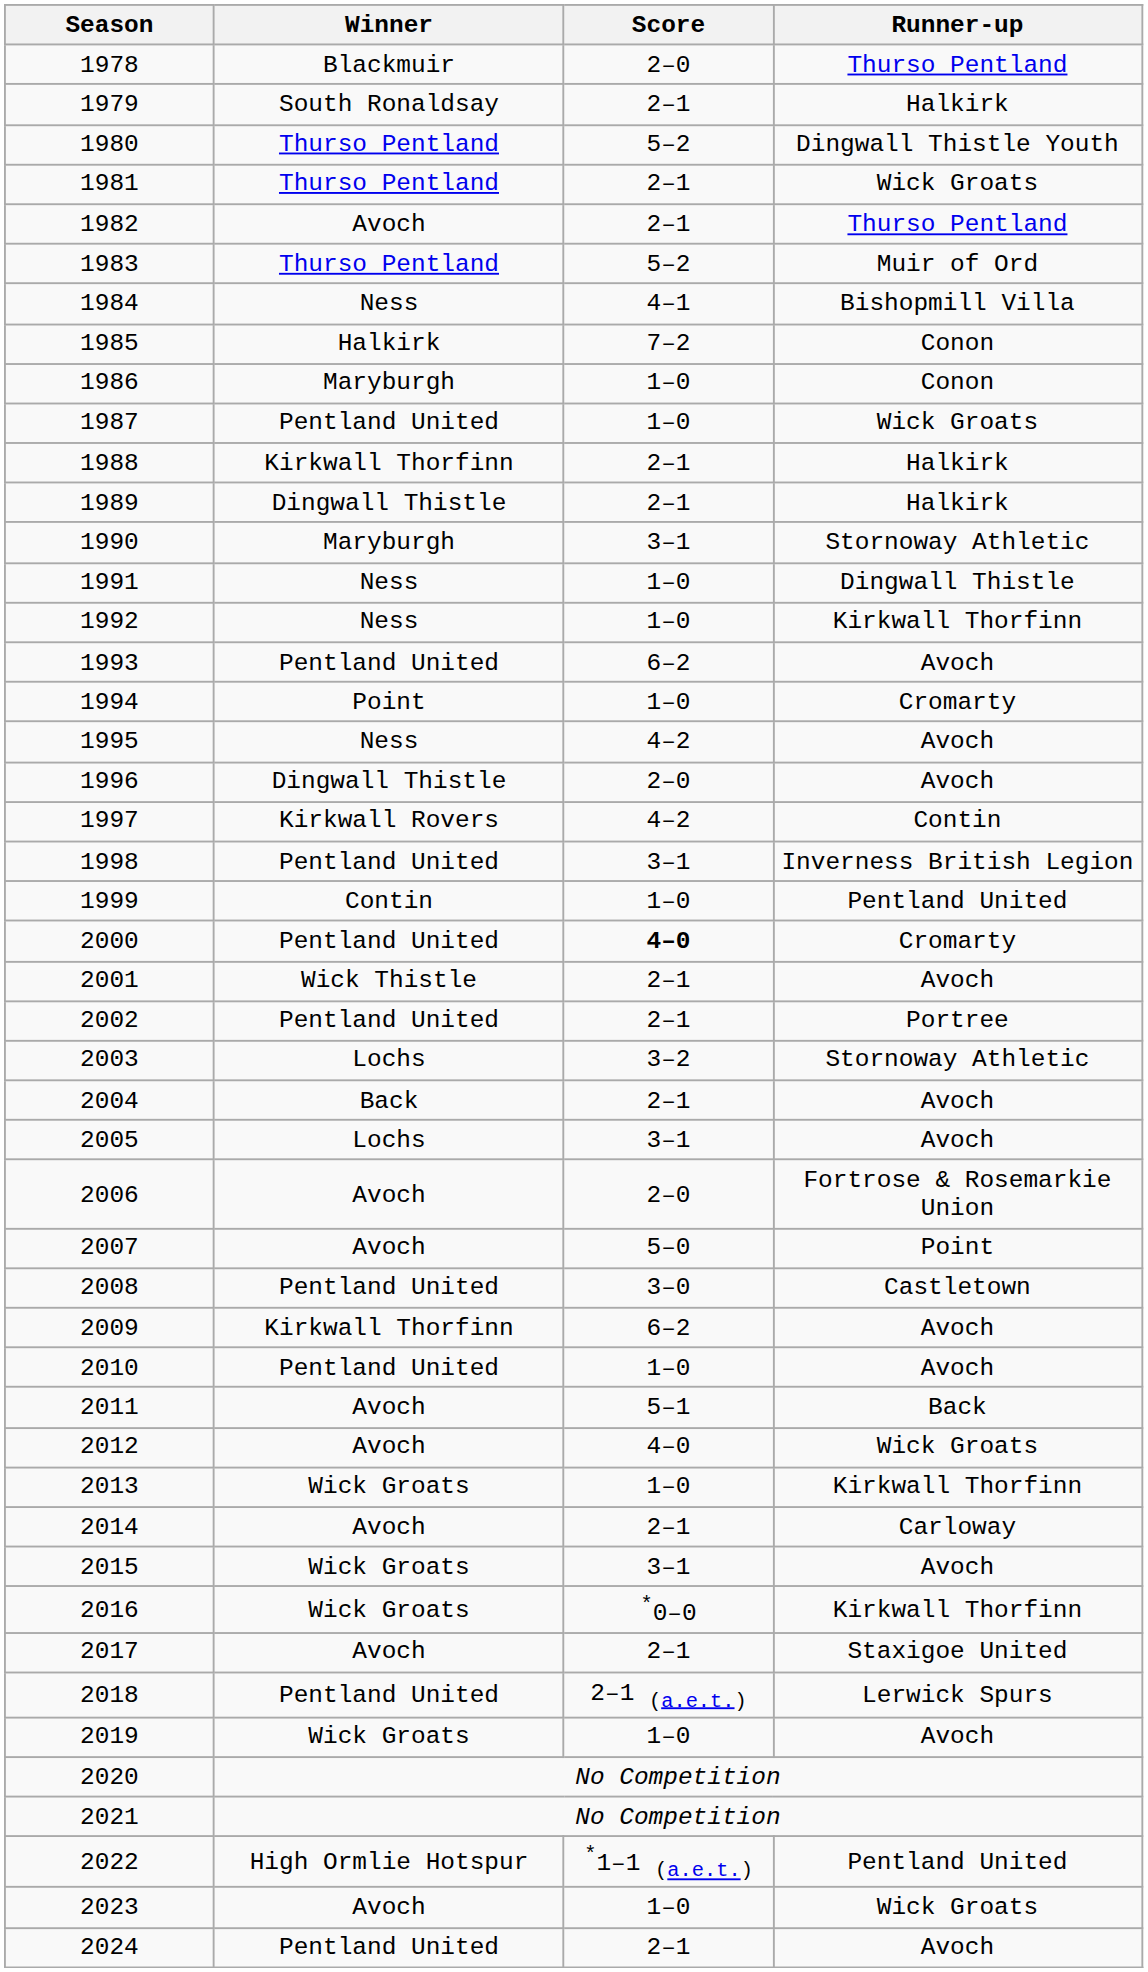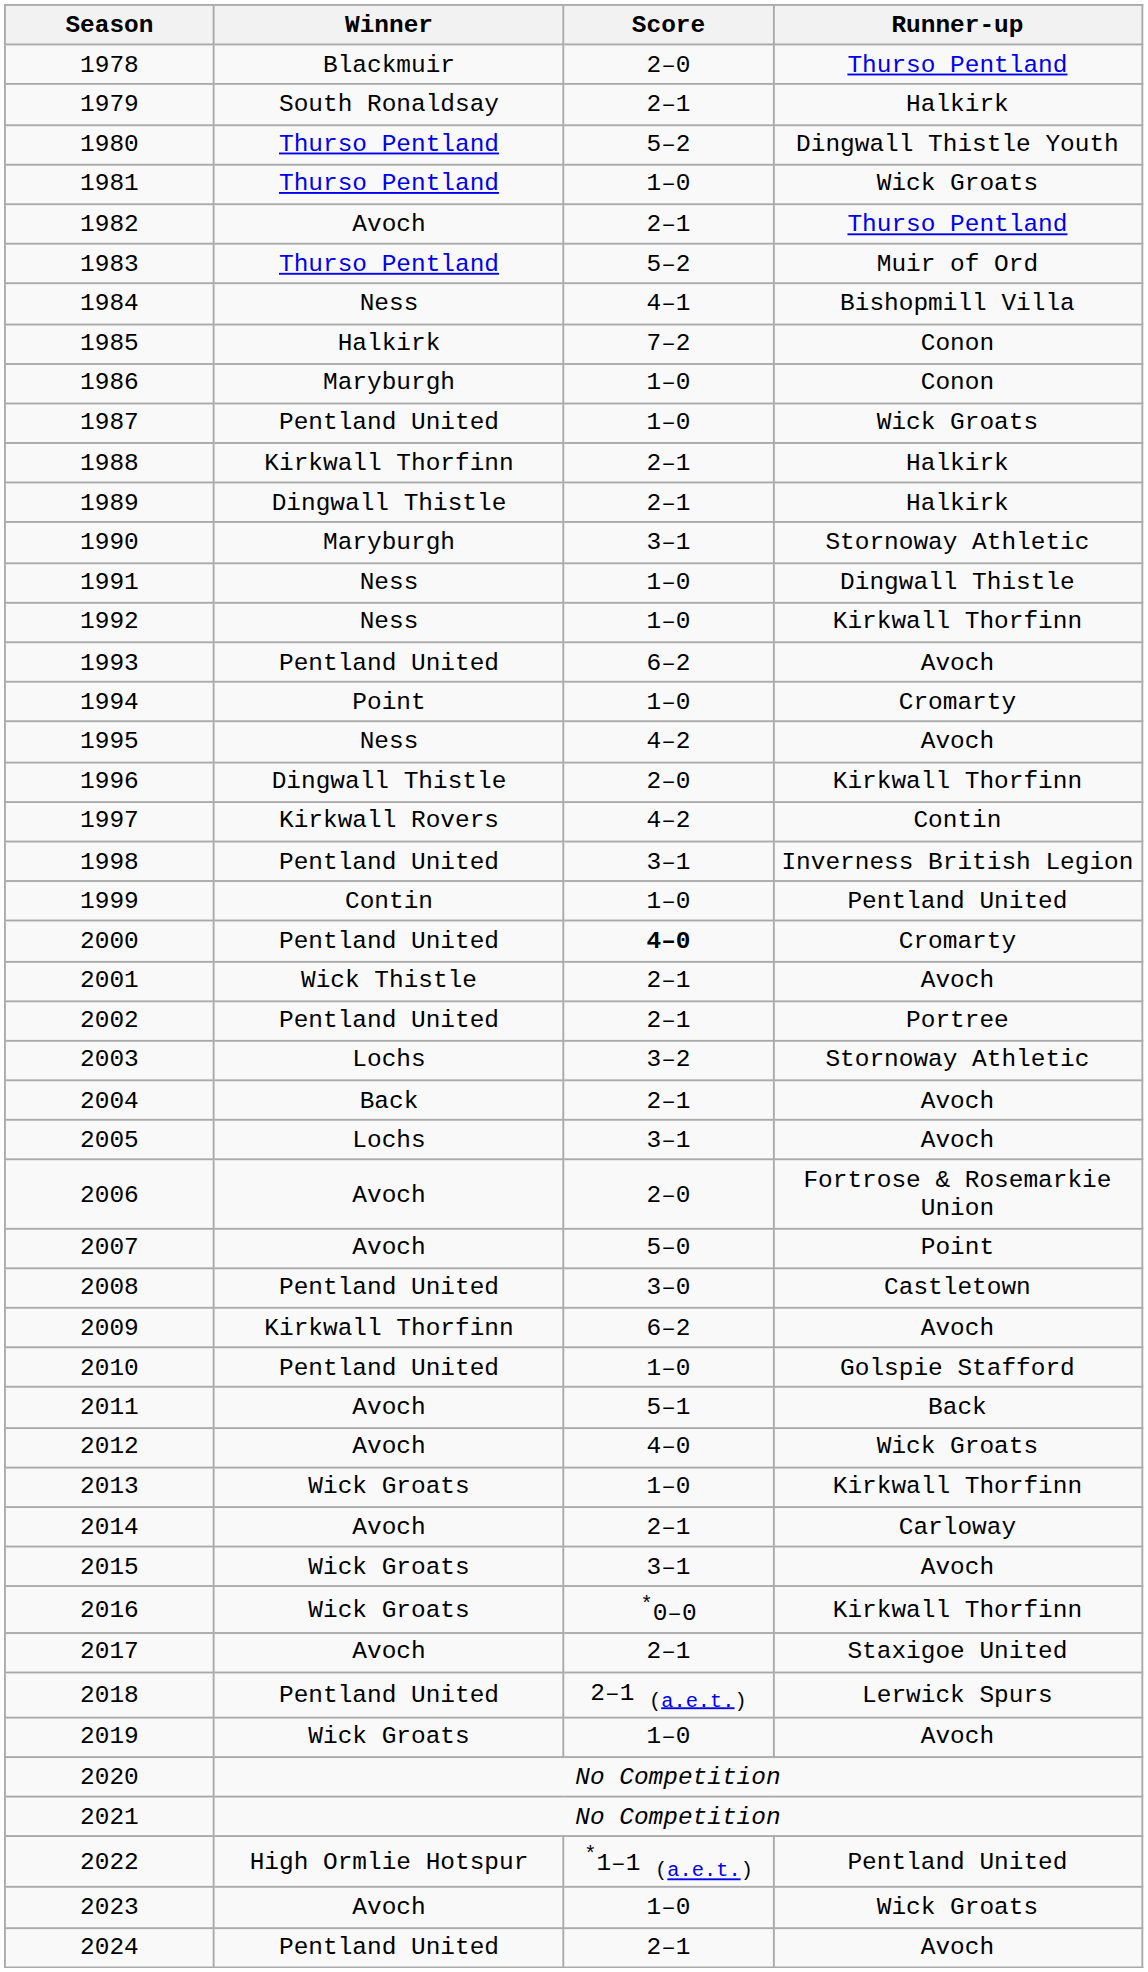(669, 184) 2–1 -> (669, 184) 1–0
(957, 782) Avoch -> (957, 782) Kirkwall Thorfinn
(957, 1368) Avoch -> (957, 1368) Golspie Stafford
